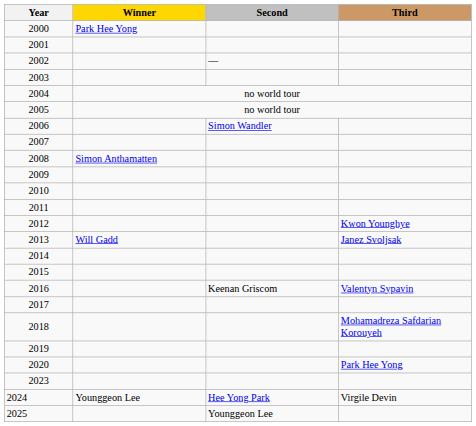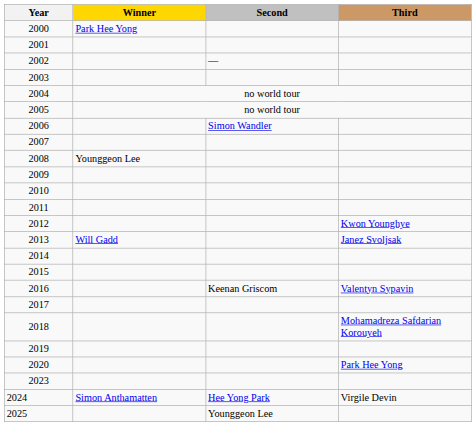(116, 158) Simon Anthamatten -> (108, 158) Younggeon Lee
(108, 397) Younggeon Lee -> (116, 397) Simon Anthamatten
